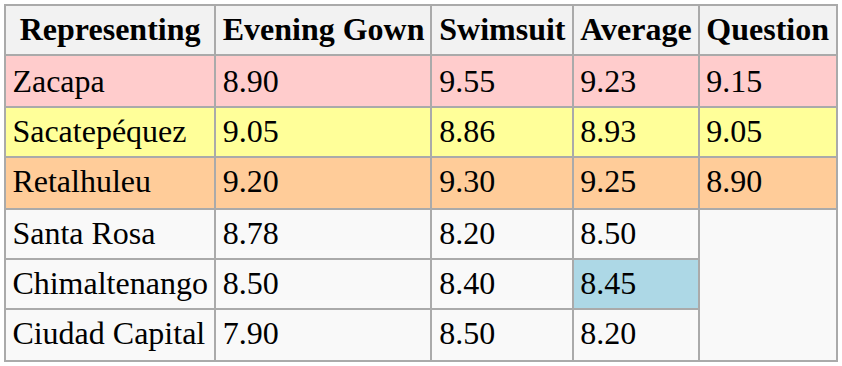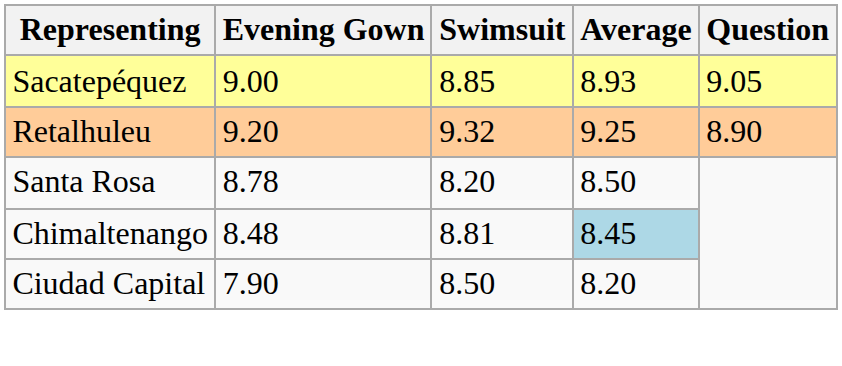- row: (59, 80)
(251, 131) 9.05 -> (251, 80) 9.00
(467, 131) 8.86 -> (467, 80) 8.85
(467, 182) 9.30 -> (467, 131) 9.32
(251, 283) 8.50 -> (251, 232) 8.48
(467, 283) 8.40 -> (467, 232) 8.81
